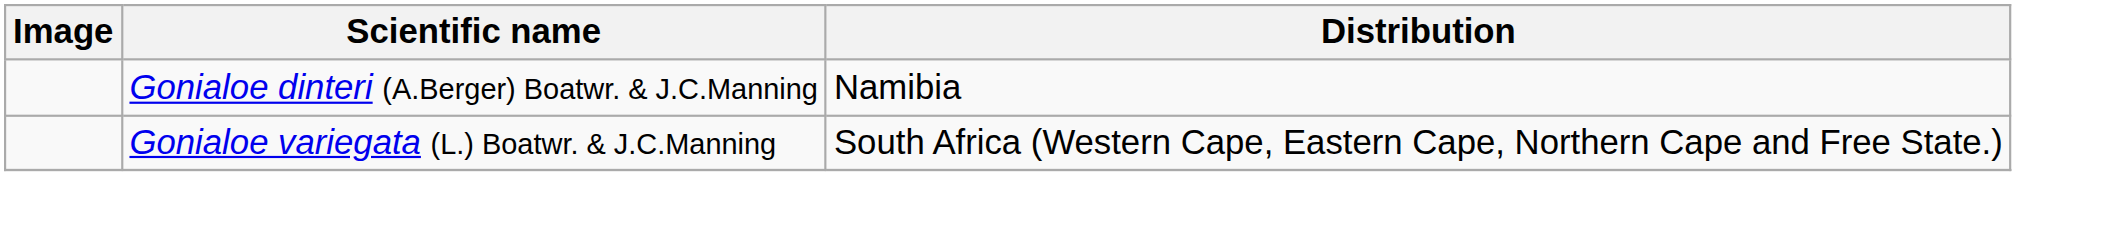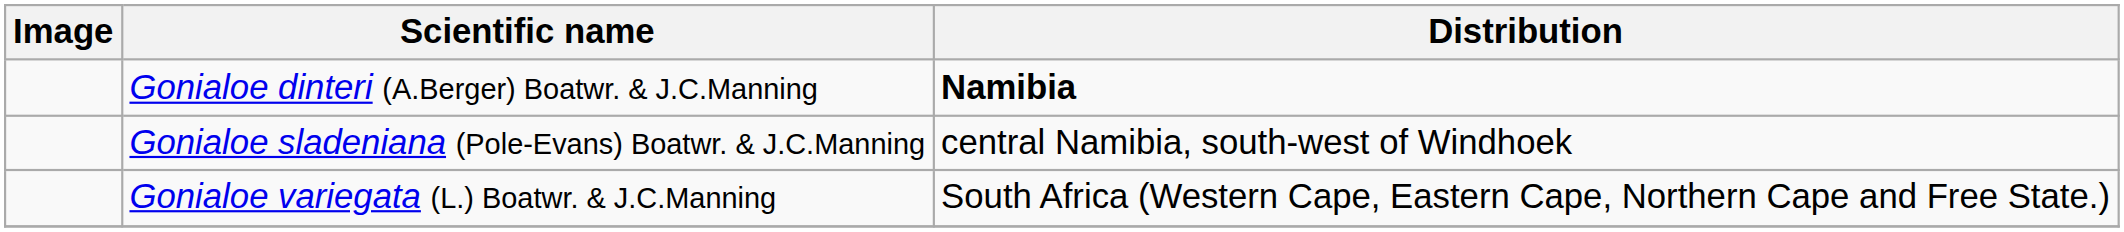(898, 87) normal -> (1009, 87) bold
+ row: (527, 142)
